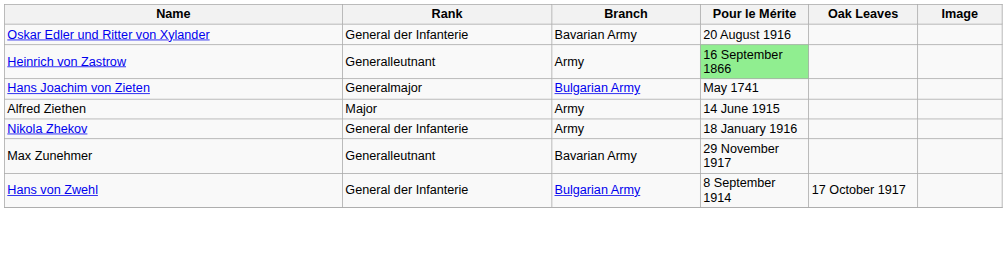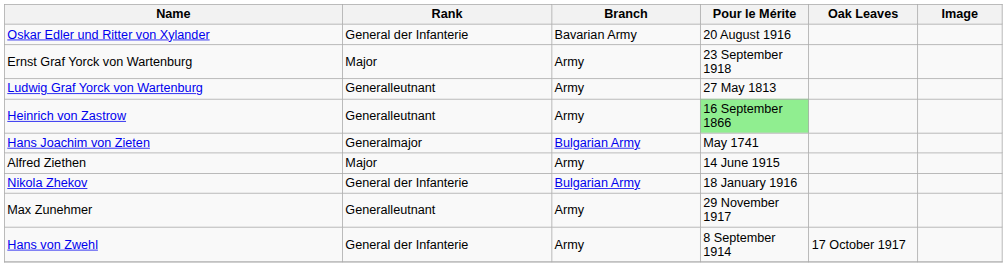+ row: (100, 61)
+ row: (105, 88)
(569, 128) Army -> (597, 183) Bulgarian Army
(596, 156) Bavarian Army -> (569, 210) Army
(597, 190) Bulgarian Army -> (569, 244) Army
